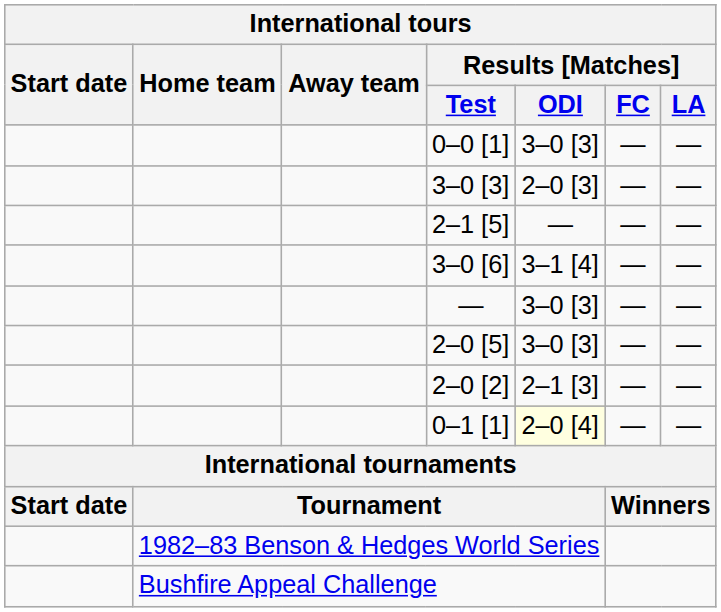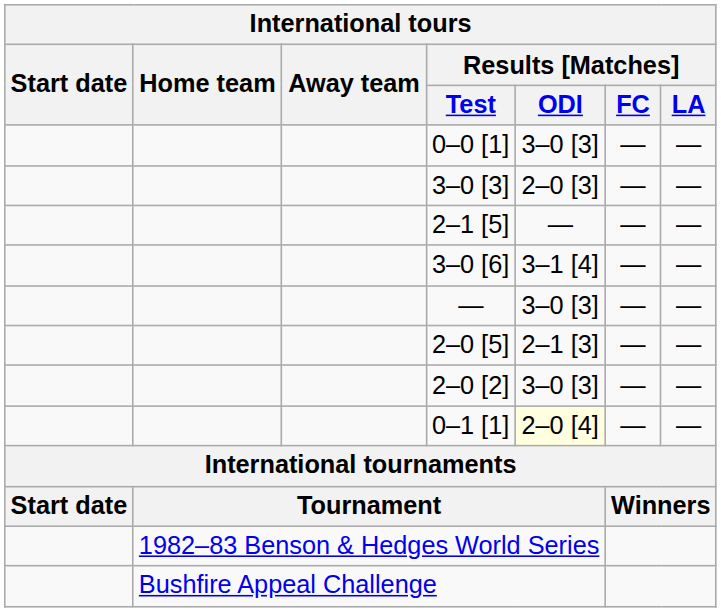(560, 345) 3–0 [3] -> (560, 345) 2–1 [3]
(560, 385) 2–1 [3] -> (560, 385) 3–0 [3]
